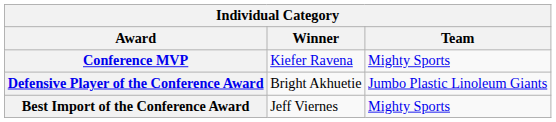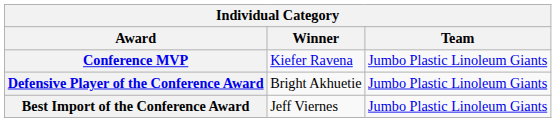(409, 60) Mighty Sports -> (458, 60) Jumbo Plastic Linoleum Giants
(409, 106) Mighty Sports -> (458, 106) Jumbo Plastic Linoleum Giants
